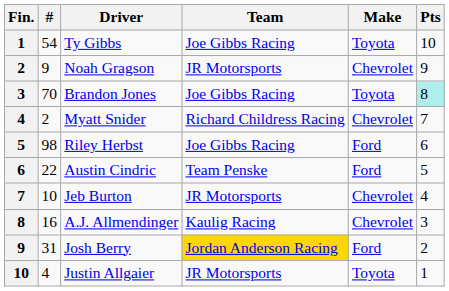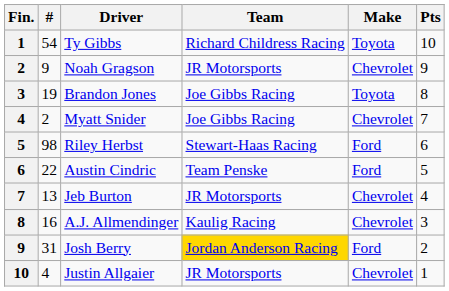(240, 43) Joe Gibbs Racing -> (265, 43) Richard Childress Racing
(49, 94) 70 -> (49, 94) 19
(424, 94) paleturquoise background -> (424, 94) no background
(265, 119) Richard Childress Racing -> (240, 119) Joe Gibbs Racing
(240, 145) Joe Gibbs Racing -> (251, 145) Stewart-Haas Racing
(49, 196) 10 -> (49, 196) 13
(373, 273) Toyota -> (382, 273) Chevrolet
